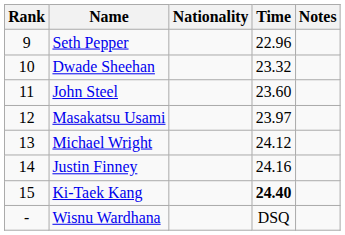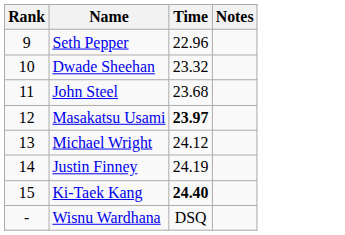- column: (211, 17)
(274, 92) 23.60 -> (191, 92) 23.68
(274, 117) normal -> (191, 117) bold
(274, 167) 24.16 -> (191, 167) 24.19
